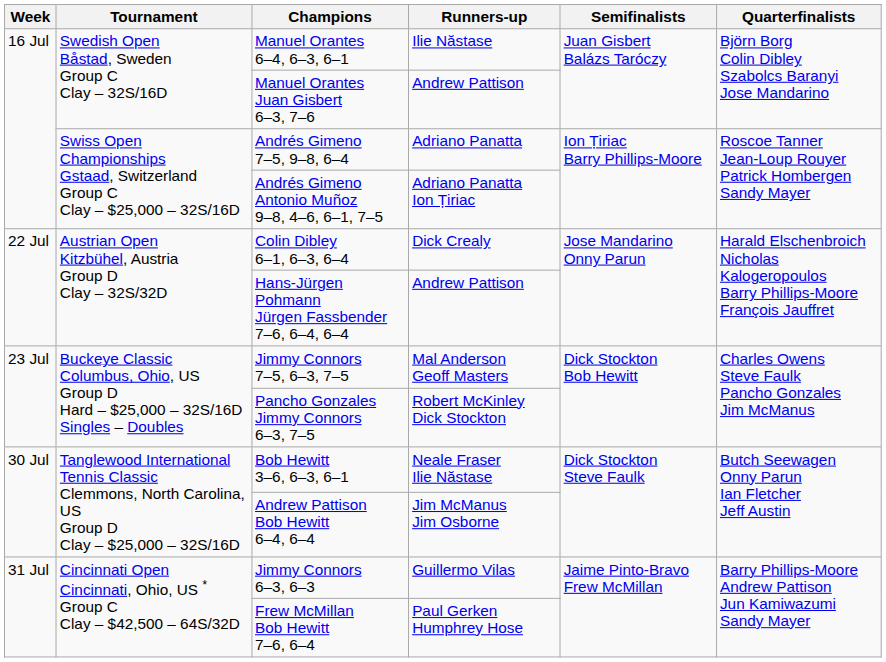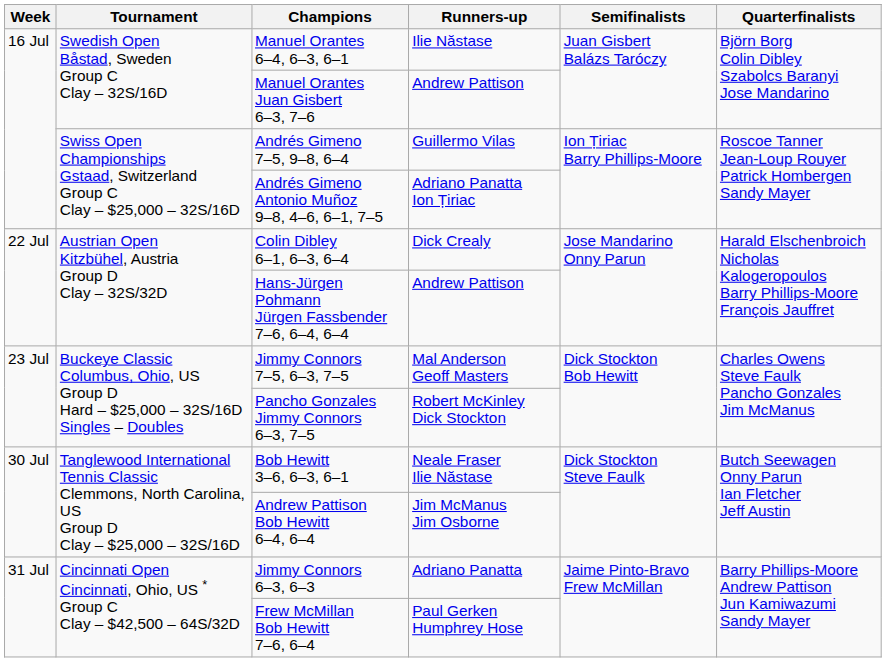(467, 141) Adriano Panatta -> (464, 141) Guillermo Vilas
(464, 569) Guillermo Vilas -> (467, 569) Adriano Panatta
